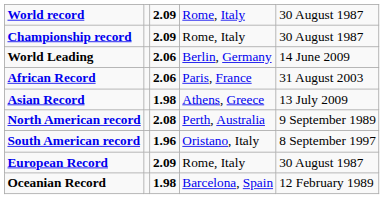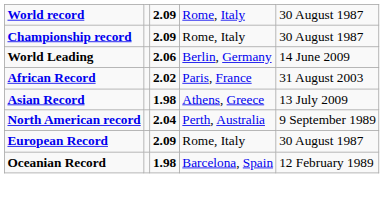(165, 78) 2.06 -> (165, 78) 2.02
(165, 120) 2.08 -> (165, 120) 2.04
- row: (74, 141)
